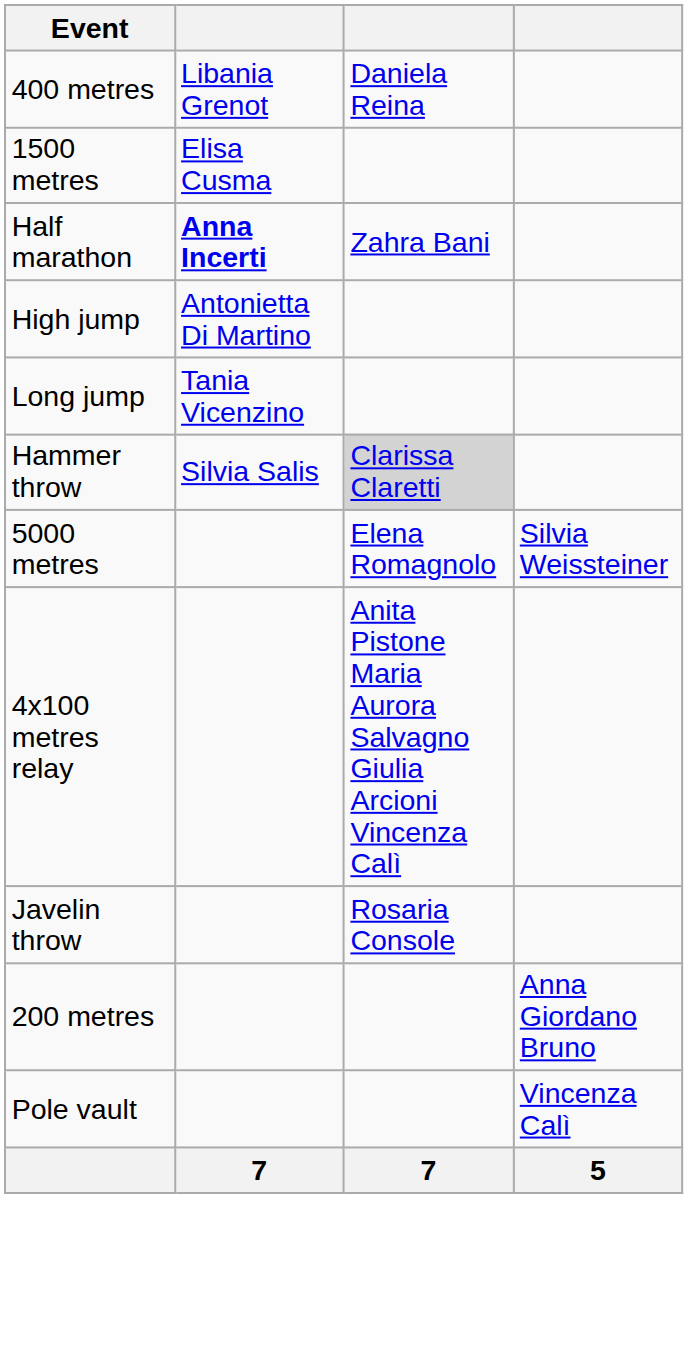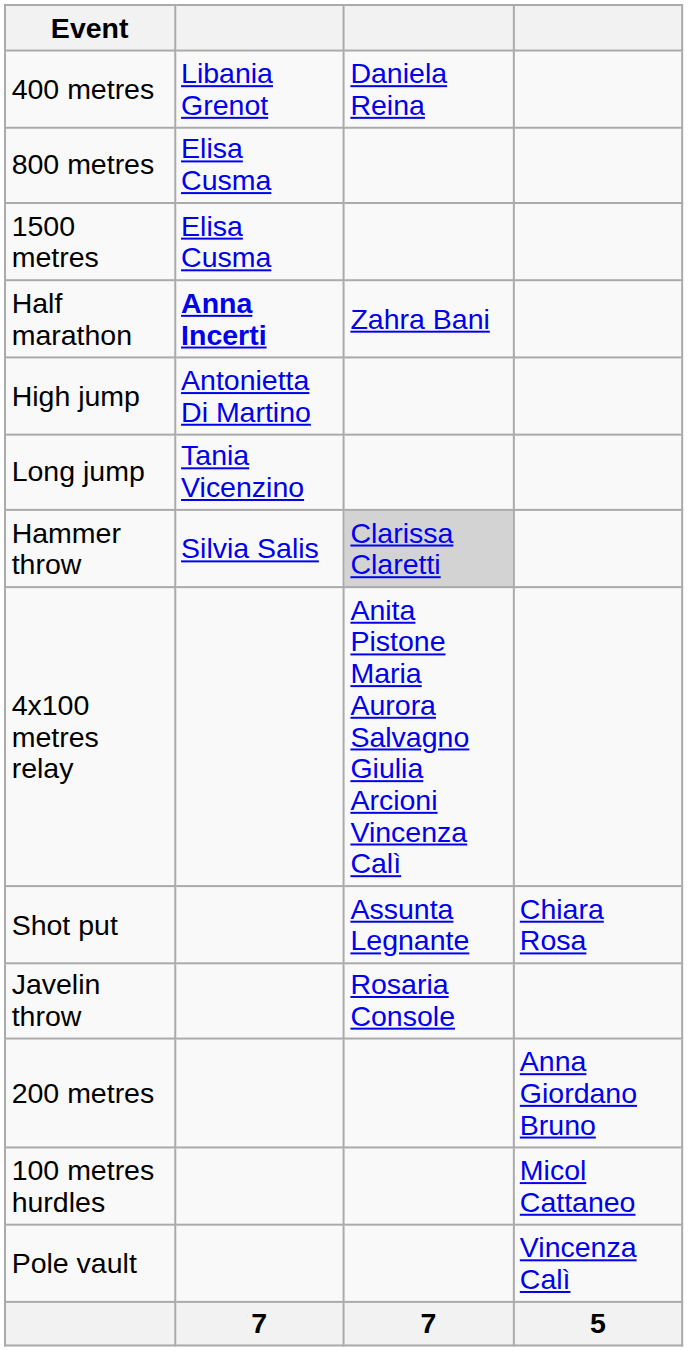+ row: (83, 166)
- row: (55, 549)
+ row: (65, 924)
+ row: (83, 1186)
